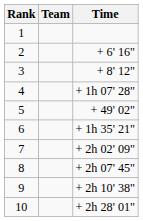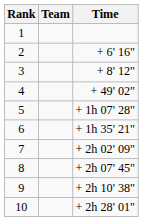(105, 91) + 1h 07' 28" -> (113, 91) + 49' 02"
(113, 110) + 49' 02" -> (105, 110) + 1h 07' 28"
